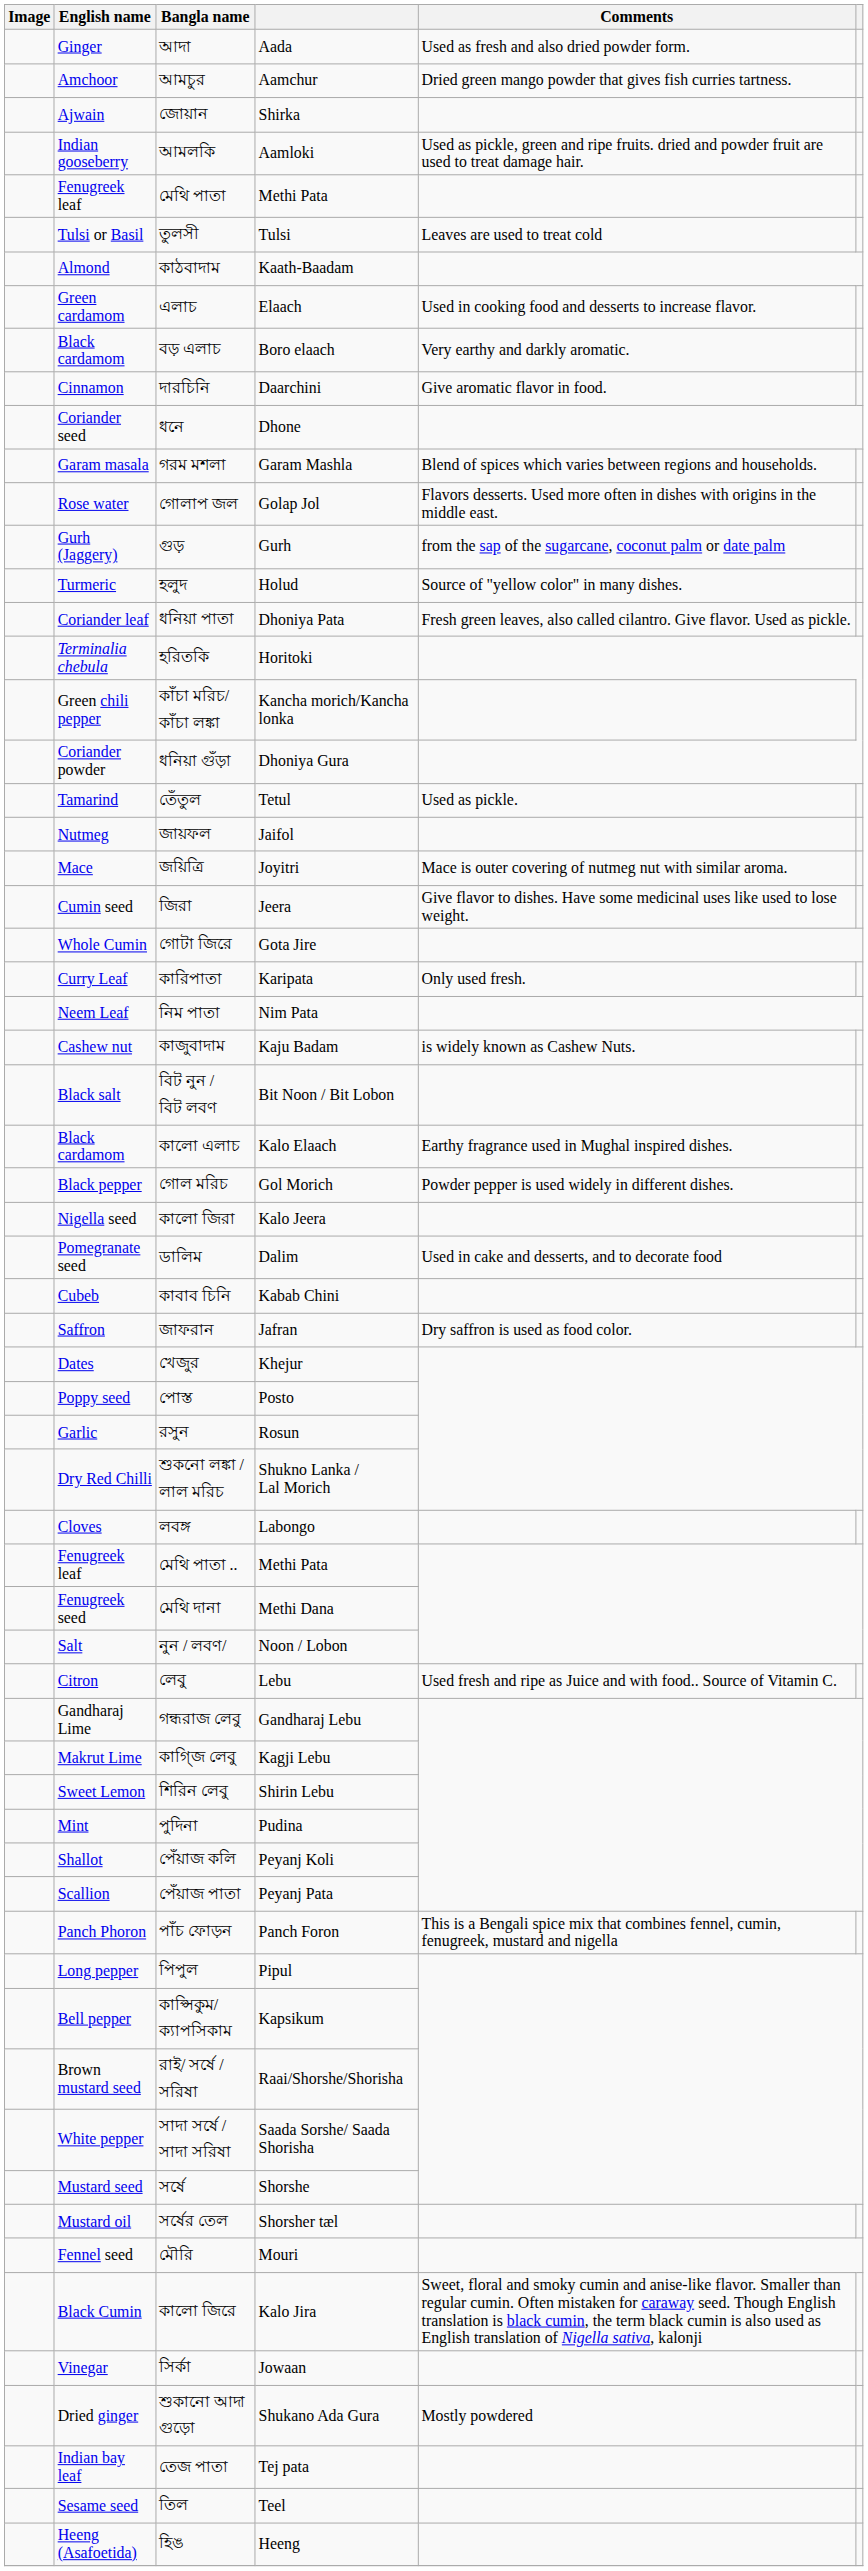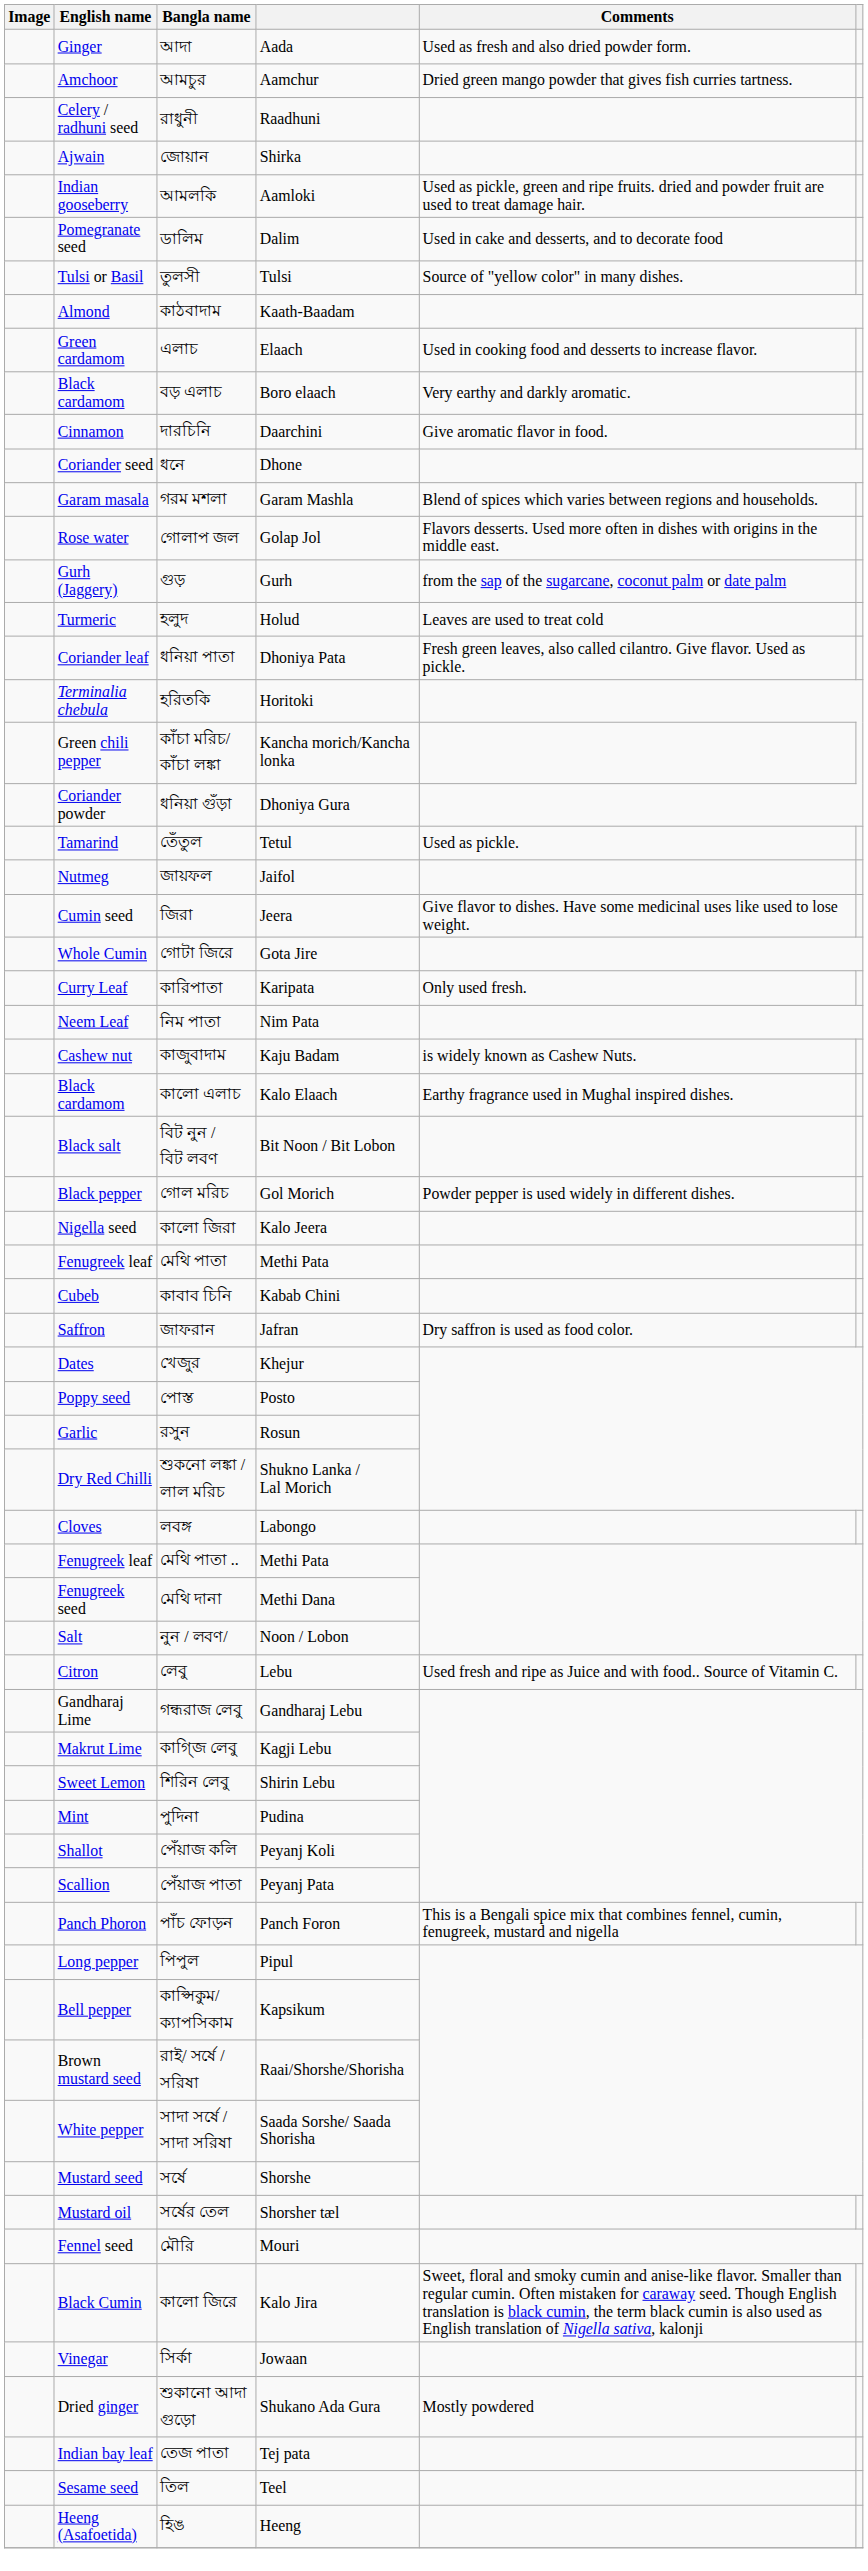+ row: (179, 118)
rows swapped: (181, 1257) <-> (192, 195)
(512, 234) Leaves are used to treat cold -> (553, 277) Source of "yellow color" in many dishes.
(552, 585) Source of "yellow color" in many dishes. -> (513, 619) Leaves are used to treat cold
- row: (182, 867)
rows swapped: (188, 1094) <-> (199, 1146)
